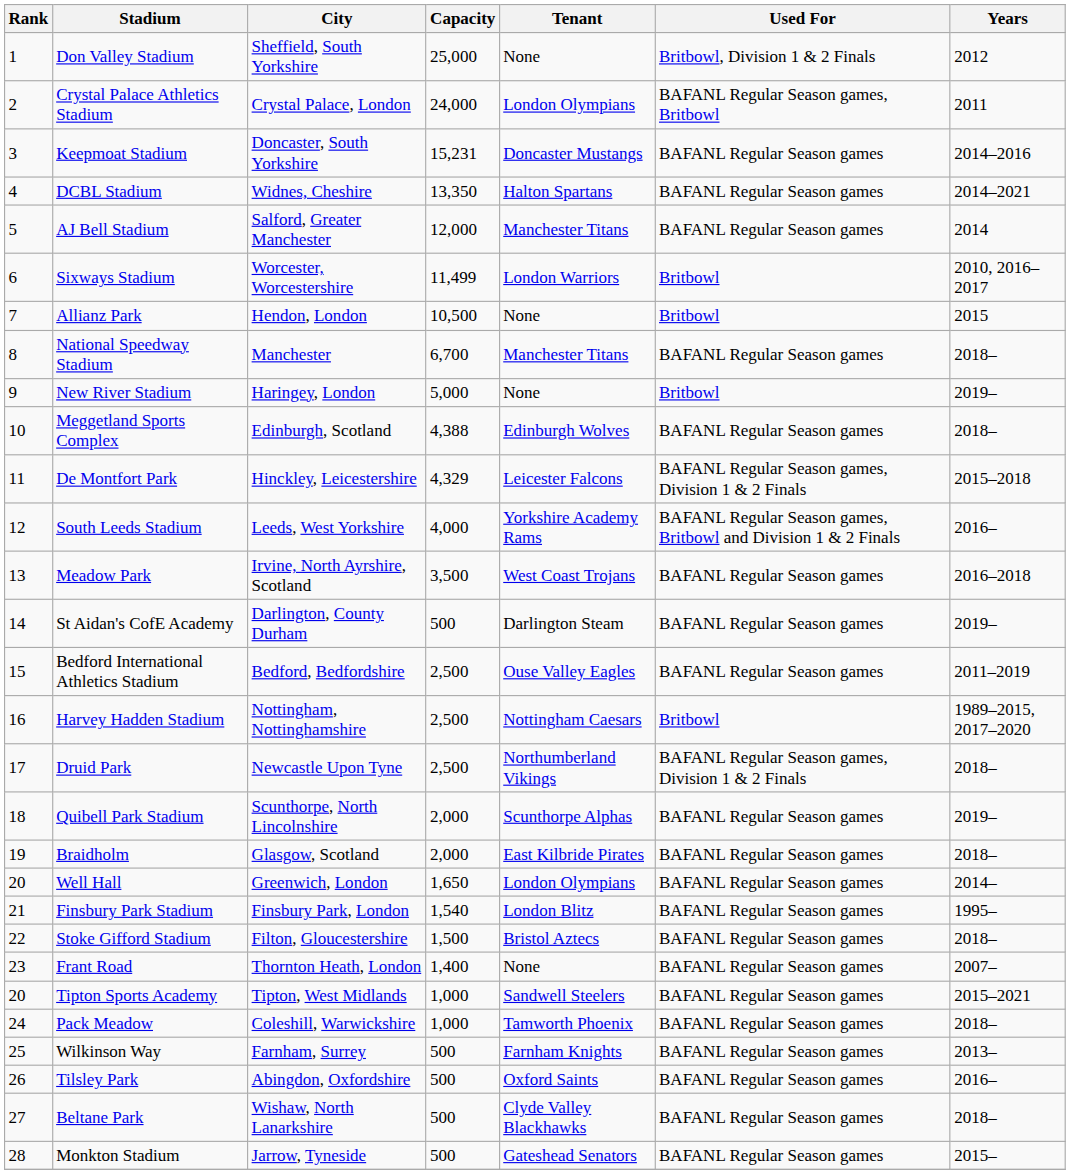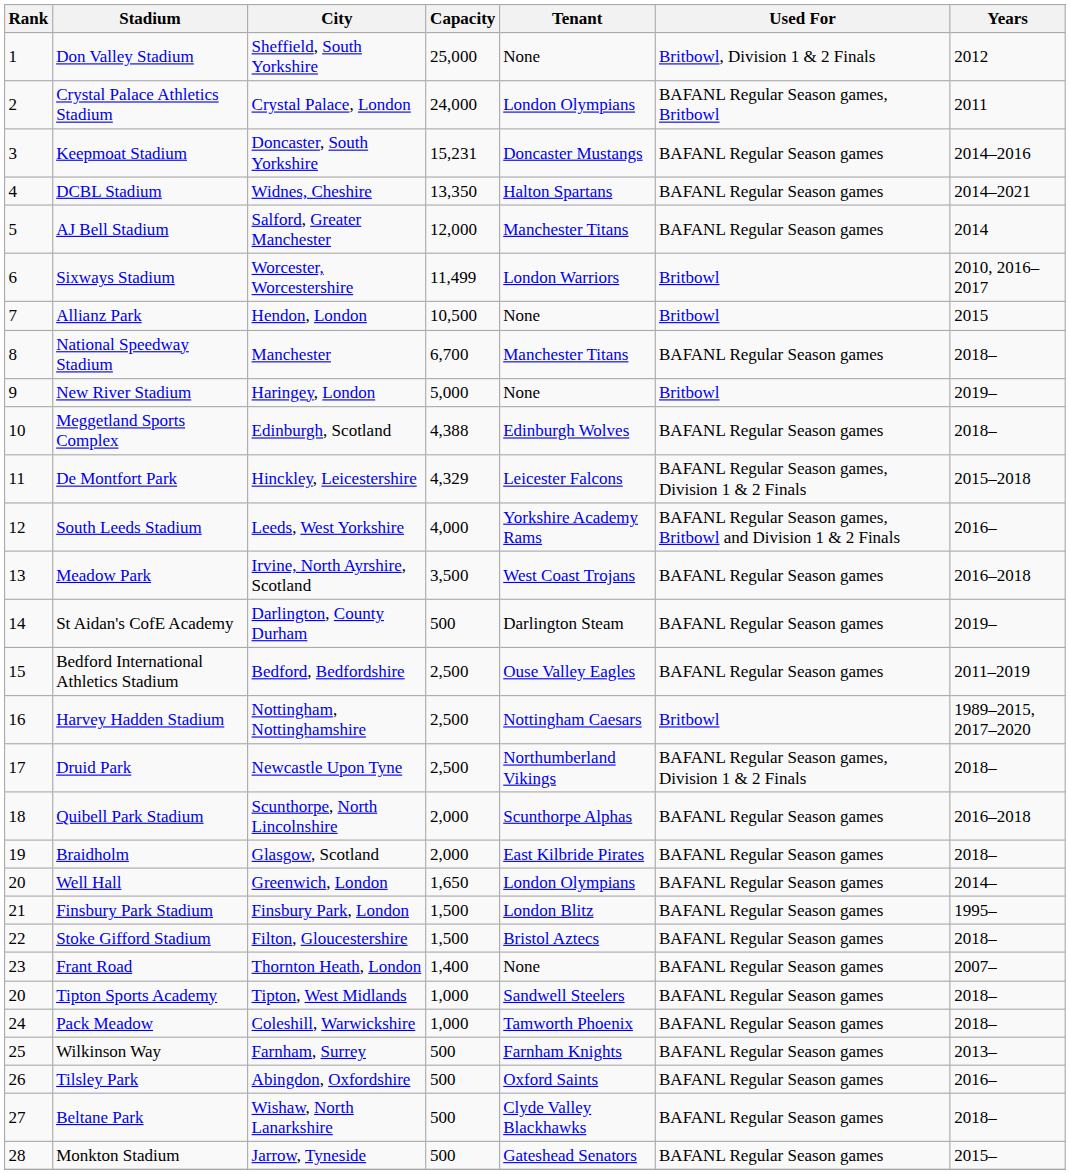(975, 816) 2019– -> (992, 816) 2016–2018
(449, 910) 1,540 -> (449, 910) 1,500
(992, 994) 2015–2021 -> (975, 994) 2018–
